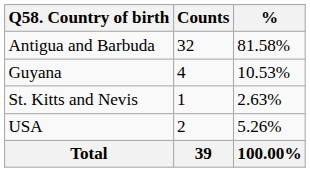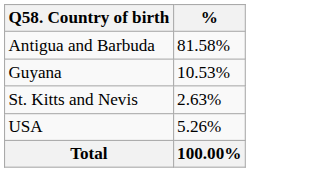- column: (203, 18)
